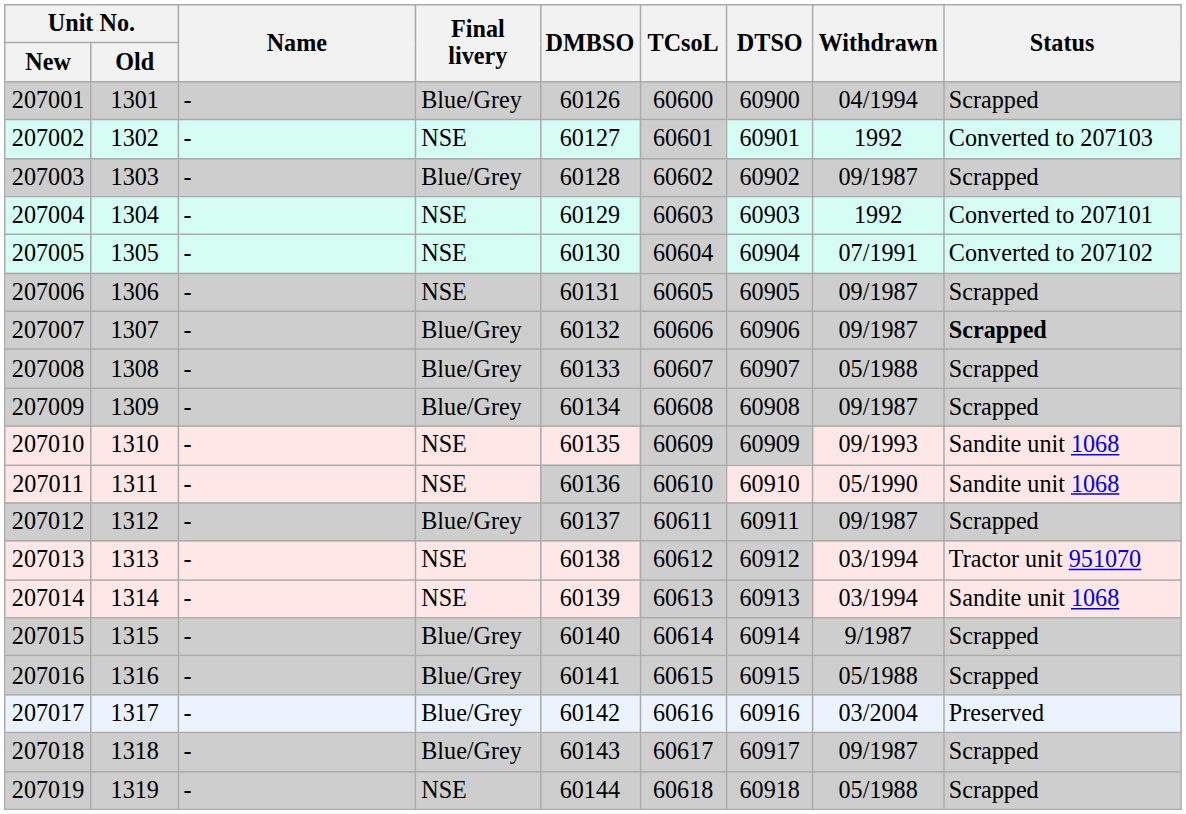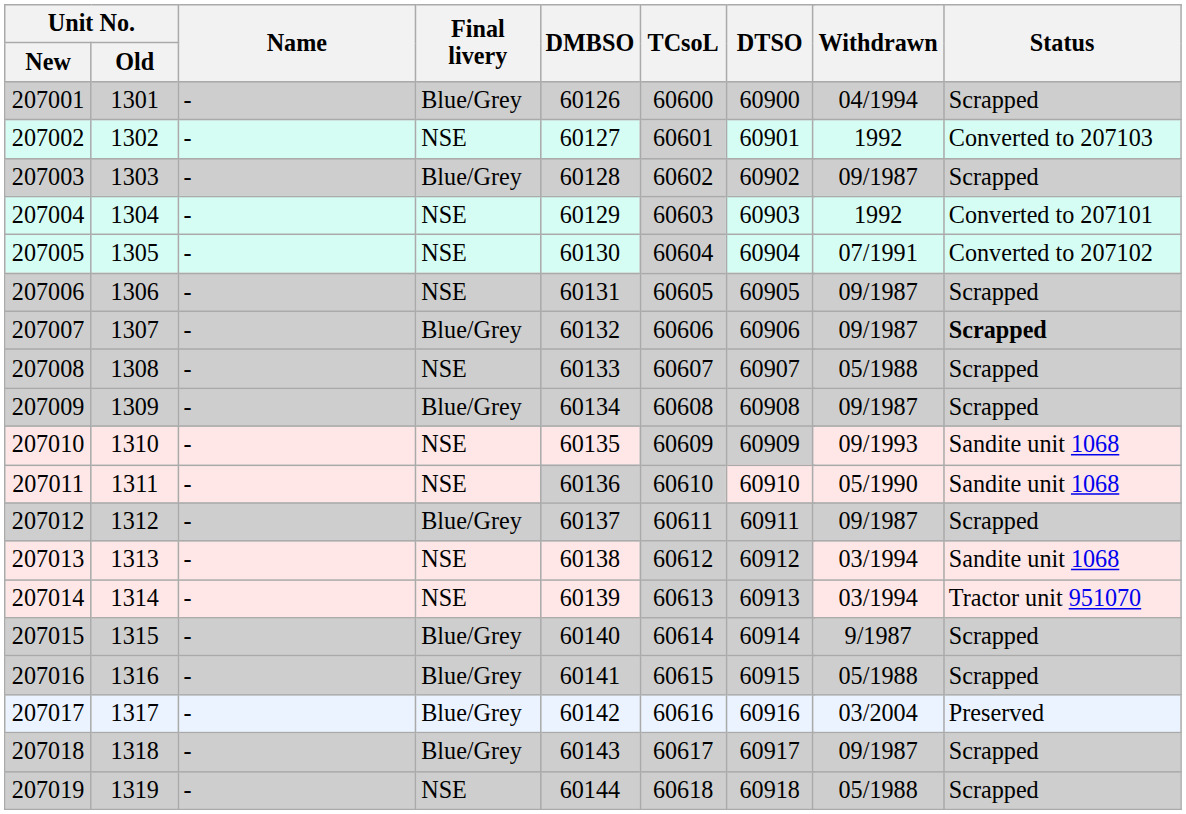(472, 368) Blue/Grey -> (444, 368) NSE
(1045, 560) Tractor unit 951070 -> (1034, 560) Sandite unit 1068
(1034, 598) Sandite unit 1068 -> (1045, 598) Tractor unit 951070
